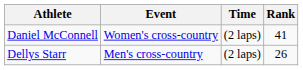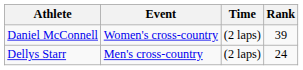(281, 35) 41 -> (281, 35) 39
(281, 55) 26 -> (281, 55) 24
